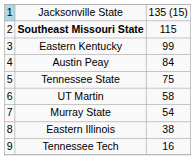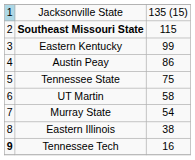(168, 63) 84 -> (168, 63) 86
(10, 146) normal -> (10, 146) bold
